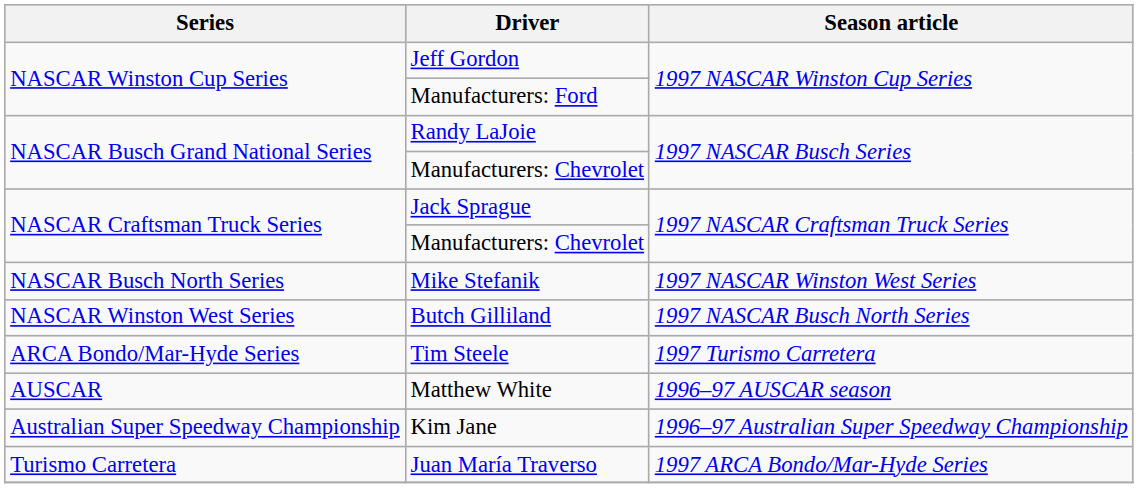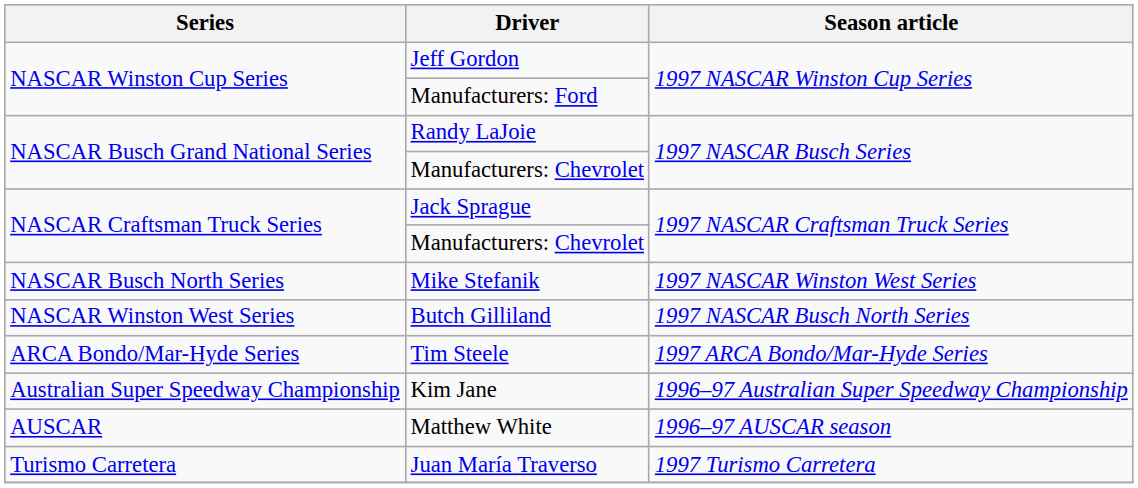(765, 353) 1997 Turismo Carretera -> (821, 353) 1997 ARCA Bondo/Mar-Hyde Series
rows swapped: (56, 390) <-> (205, 427)
(821, 464) 1997 ARCA Bondo/Mar-Hyde Series -> (765, 464) 1997 Turismo Carretera
